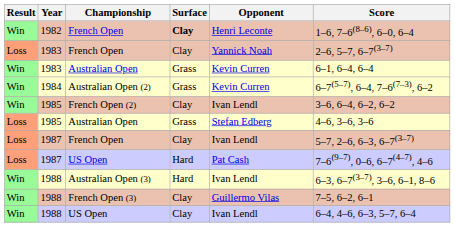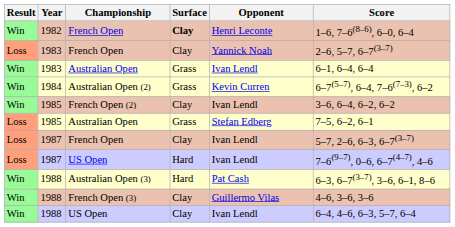(241, 68) Kevin Curren -> (235, 68) Ivan Lendl
(345, 121) 4–6, 3–6, 3–6 -> (345, 121) 7–5, 6–2, 6–1
(230, 159) Pat Cash -> (235, 159) Ivan Lendl
(235, 179) Ivan Lendl -> (230, 179) Pat Cash
(345, 197) 7–5, 6–2, 6–1 -> (345, 197) 4–6, 3–6, 3–6
